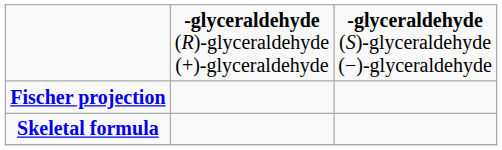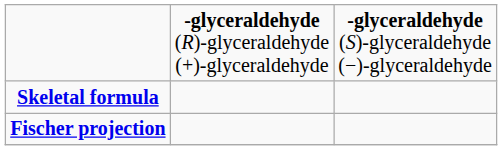rows swapped: (88, 97) <-> (88, 128)
